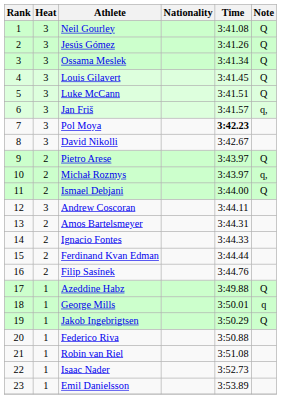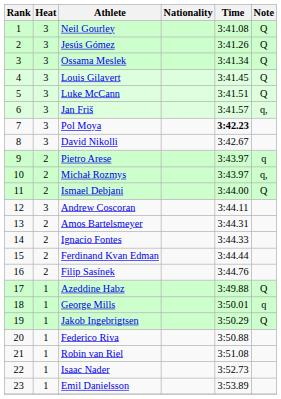(264, 158) Q -> (264, 158) q
